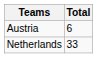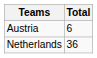(72, 45) 33 -> (72, 45) 36
